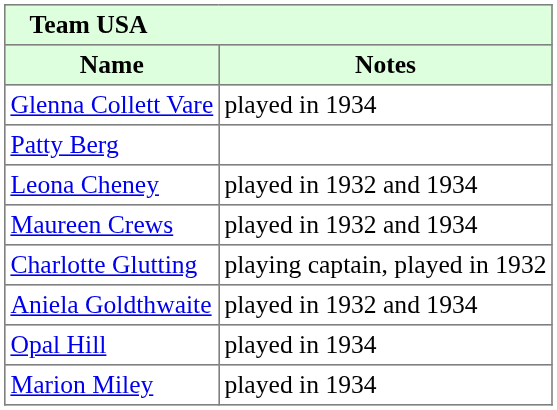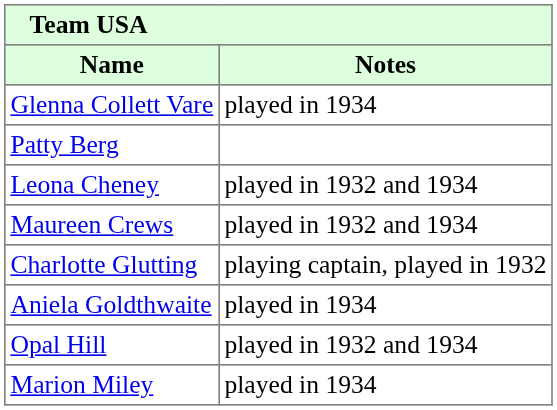(351, 304) played in 1932 and 1934 -> (301, 304) played in 1934
(301, 344) played in 1934 -> (351, 344) played in 1932 and 1934
